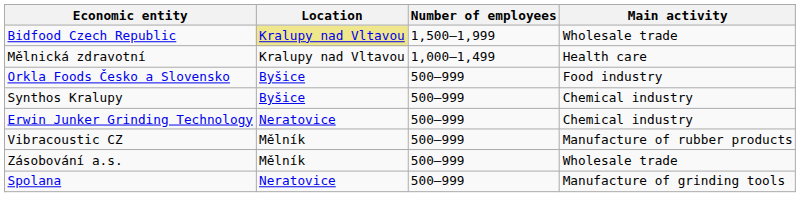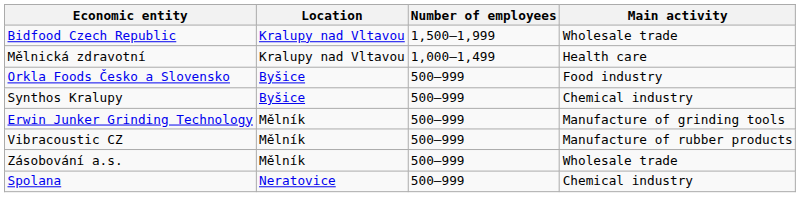(332, 36) khaki background -> (332, 36) no background
(297, 119) Neratovice -> (282, 119) Mělník
(628, 119) Chemical industry -> (674, 119) Manufacture of grinding tools
(674, 181) Manufacture of grinding tools -> (628, 181) Chemical industry
